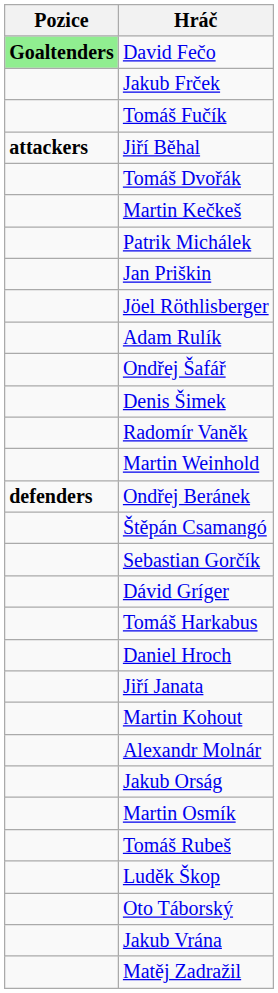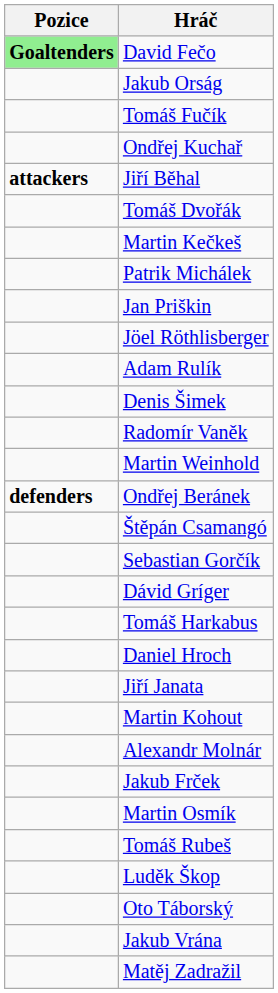rows swapped: (171, 83) <-> (173, 781)
+ row: (183, 147)
- row: (174, 369)
